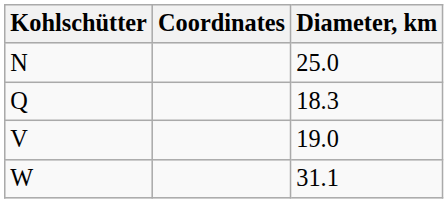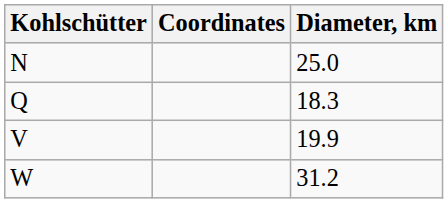(318, 139) 19.0 -> (318, 139) 19.9
(318, 178) 31.1 -> (318, 178) 31.2
